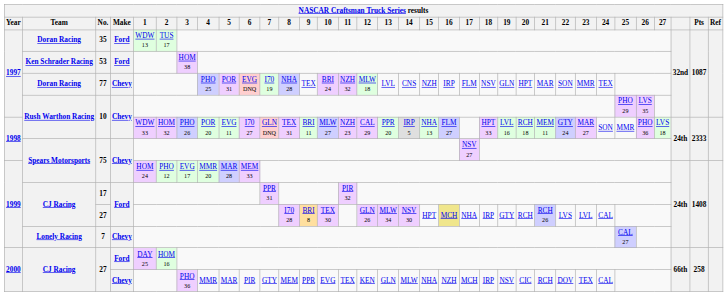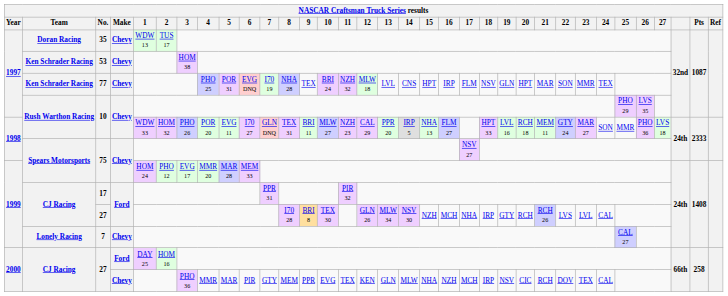(122, 40) Ford -> (122, 40) Chevy
(122, 62) Ford -> (122, 62) Chevy
(59, 84) Doran Racing -> (59, 84) Ken Schrader Racing
(429, 84) NZH -> (429, 84) HPT
(429, 215) HPT -> (429, 215) NZH
(449, 215) khaki background -> (449, 215) no background
